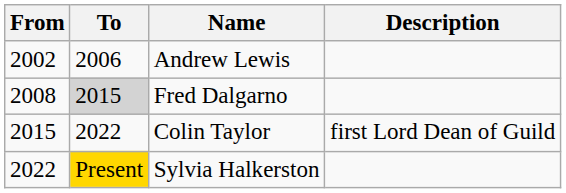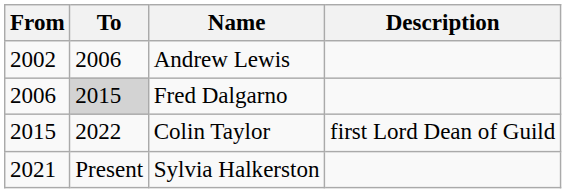(33, 95) 2008 -> (33, 95) 2006
(33, 168) 2022 -> (33, 168) 2021
(109, 168) gold background -> (109, 168) no background
